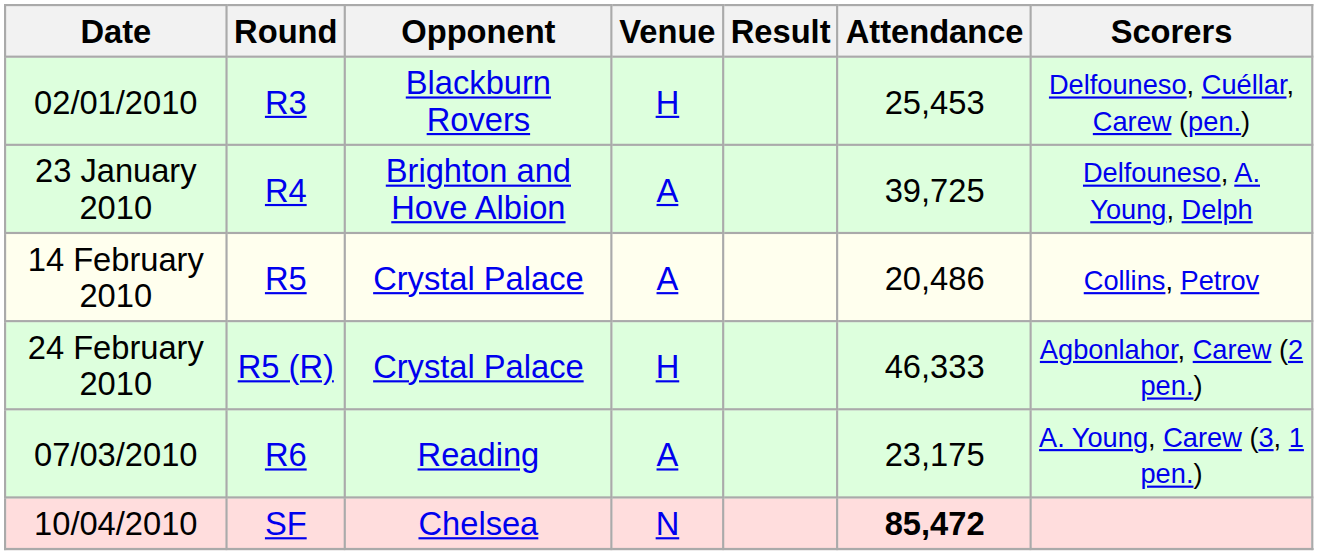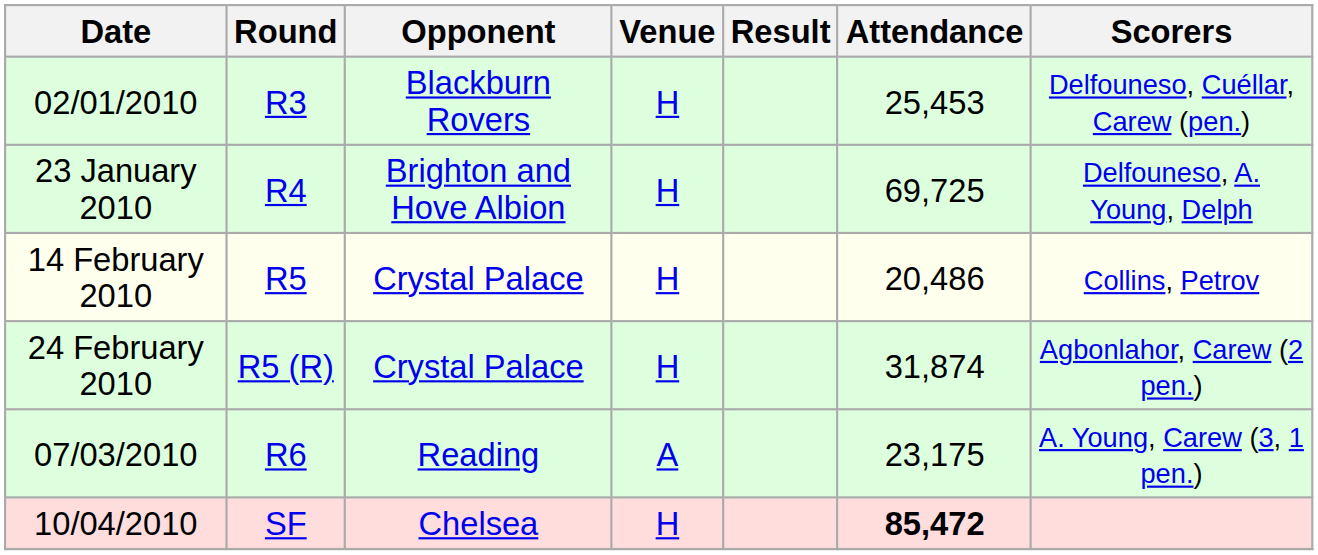(667, 189) A -> (667, 189) H
(935, 189) 39,725 -> (935, 189) 69,725
(667, 278) A -> (667, 278) H
(935, 366) 46,333 -> (935, 366) 31,874
(667, 524) N -> (667, 524) H
